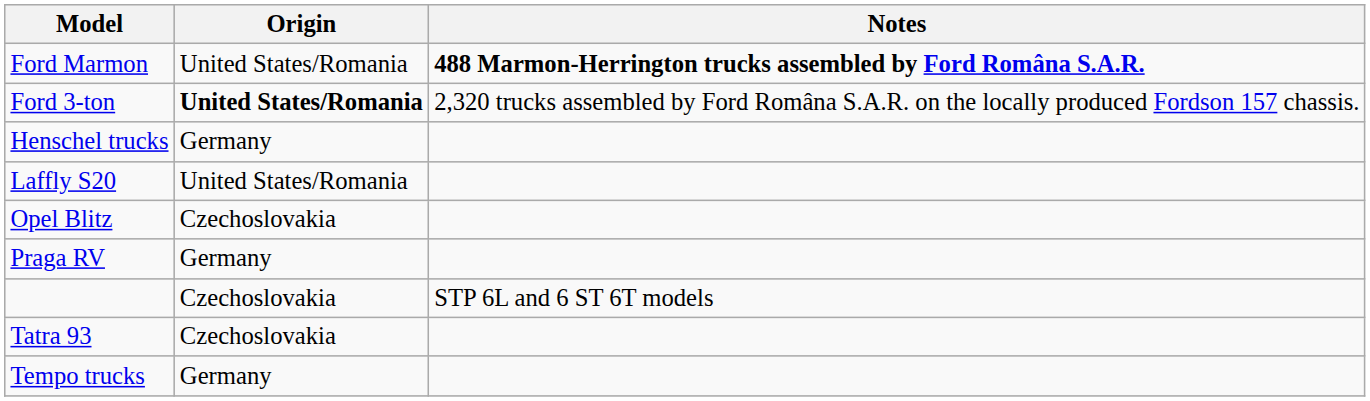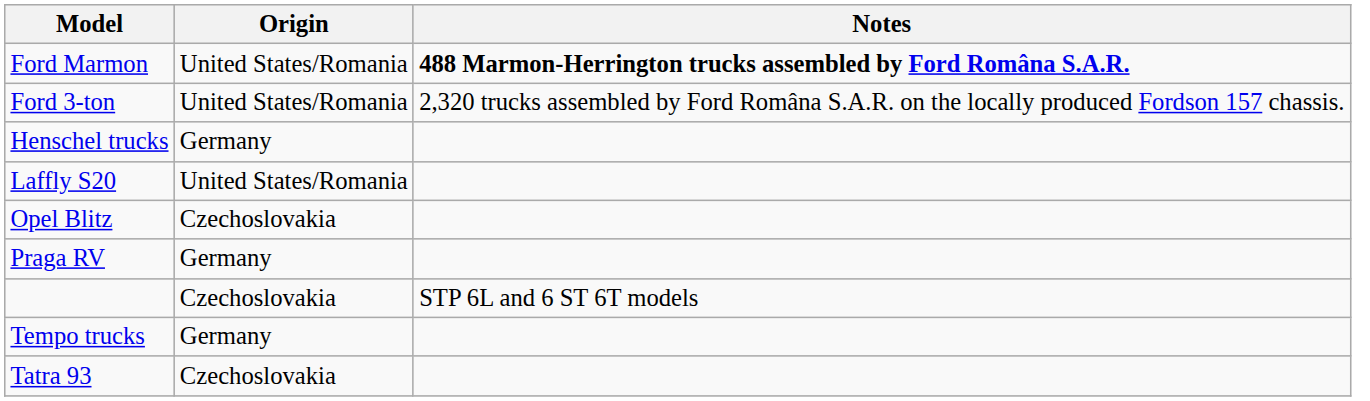(301, 102) bold -> (294, 102) normal
rows swapped: (51, 336) <-> (78, 375)
